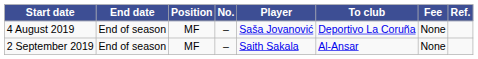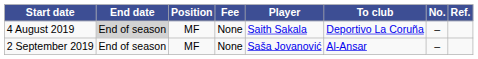columns swapped: (226, 12) <-> (433, 12)
(132, 29) no background -> (132, 29) lightgrey background
(276, 29) Saša Jovanović -> (277, 29) Saith Sakala
(269, 46) Saith Sakala -> (285, 46) Saša Jovanović
